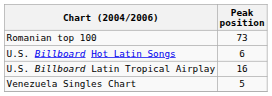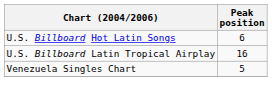- row: (52, 38)
